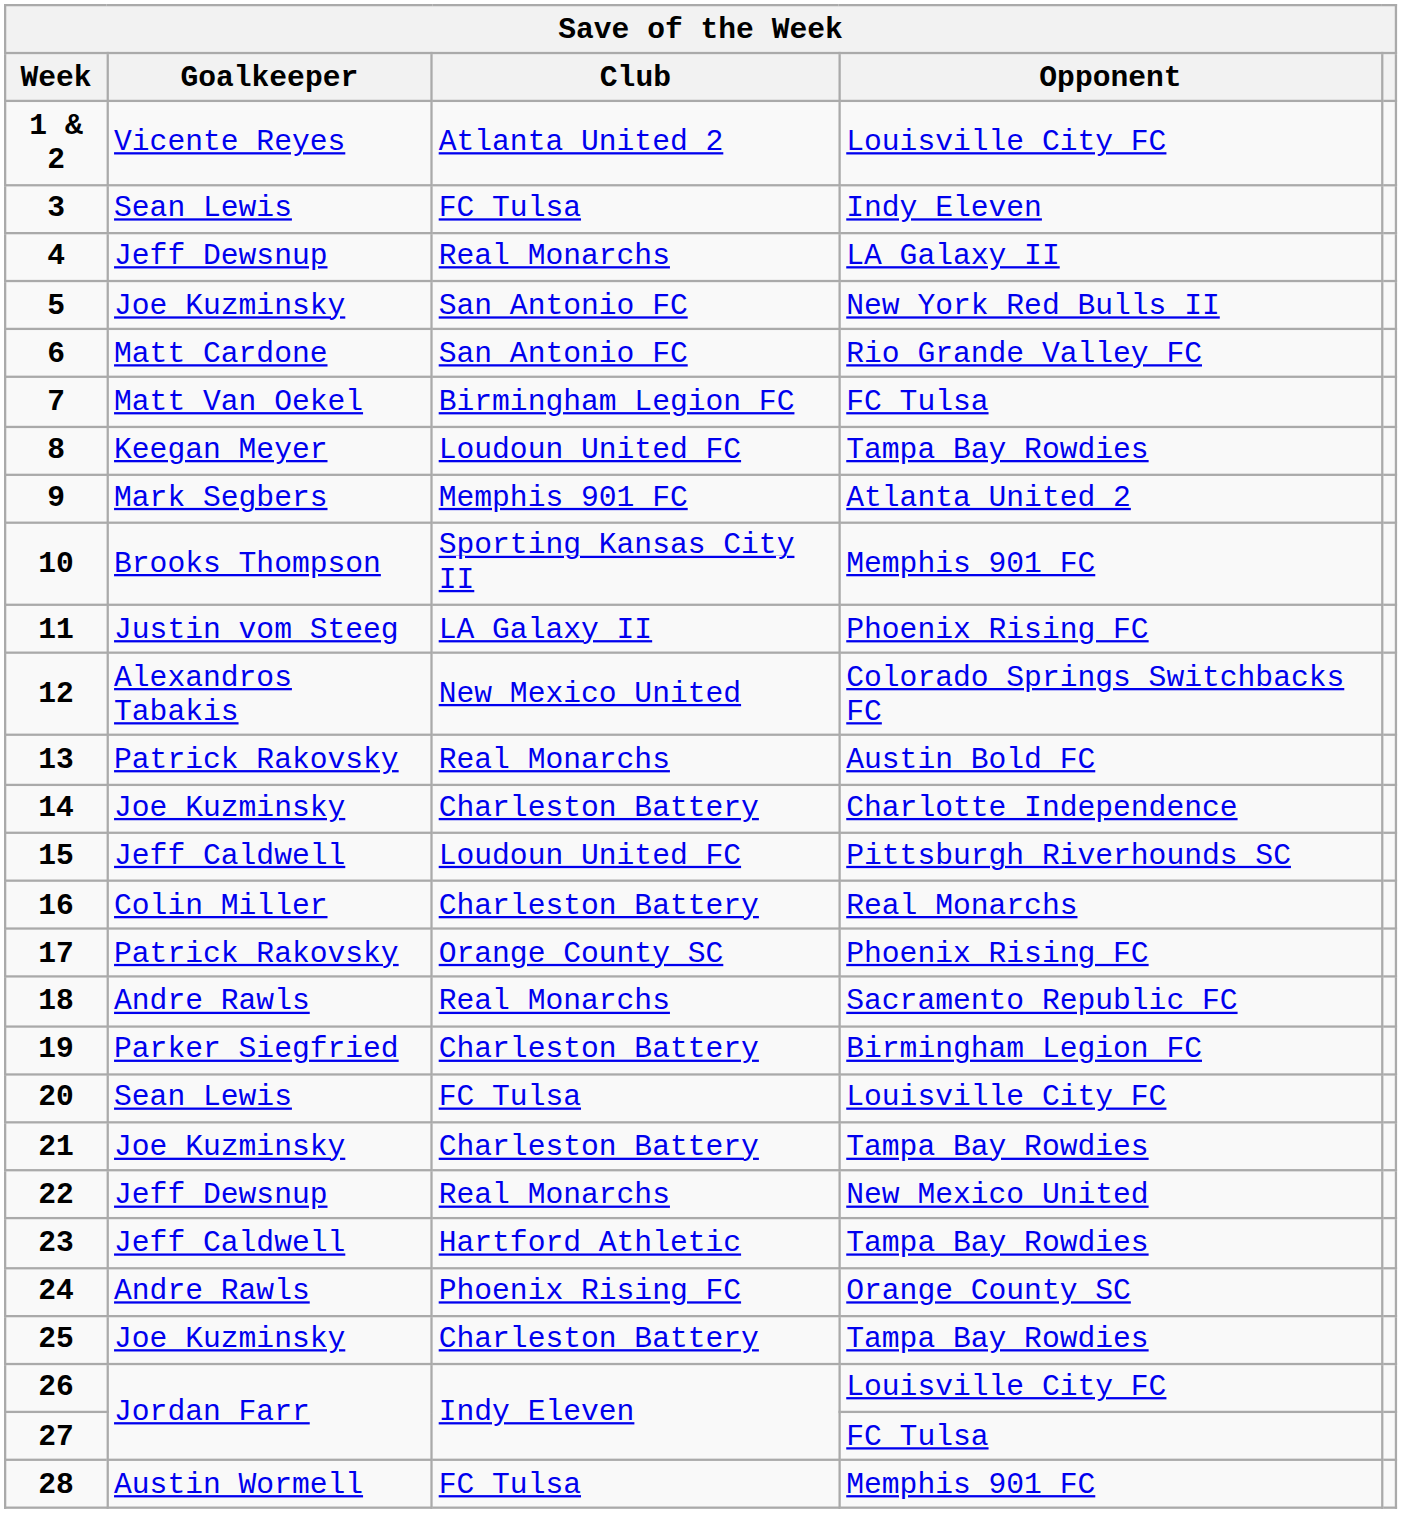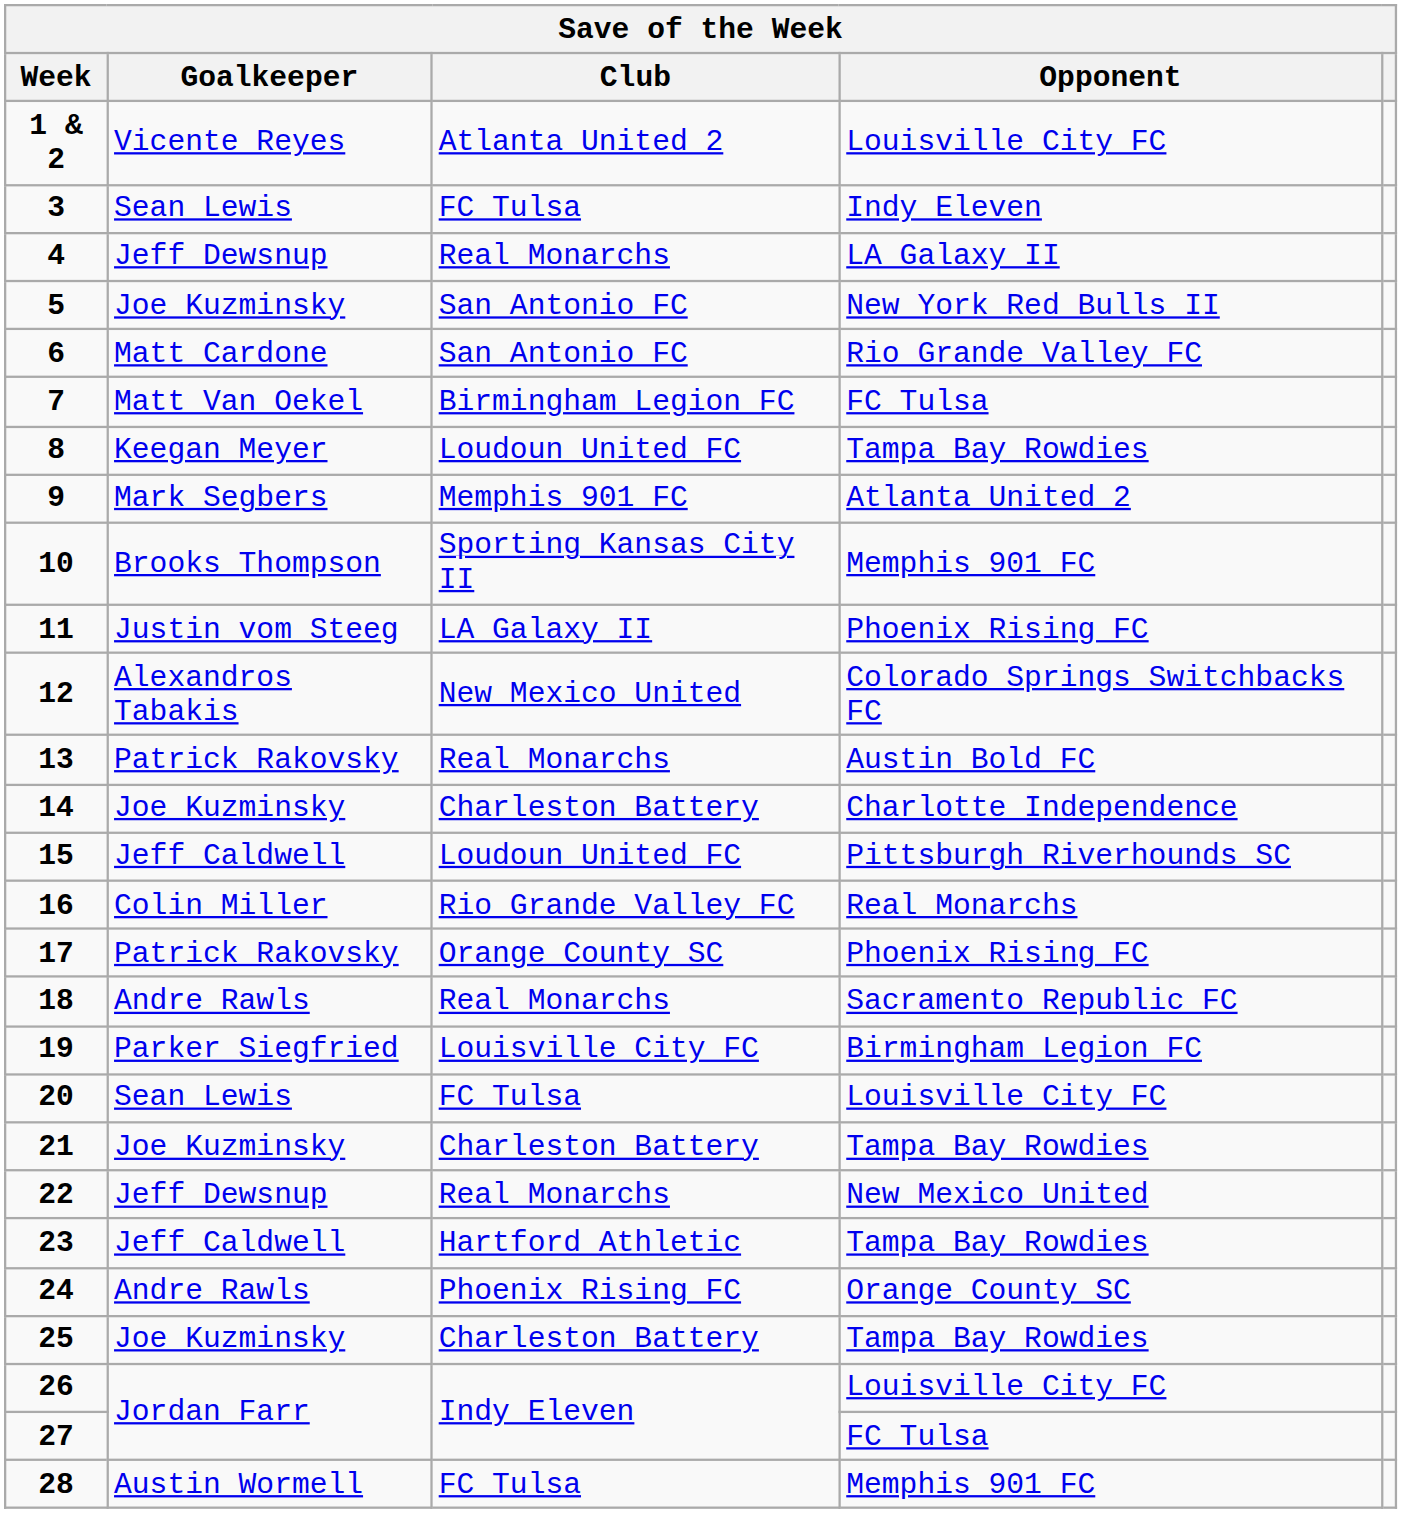(599, 905) Charleston Battery -> (617, 905) Rio Grande Valley FC
(599, 1050) Charleston Battery -> (599, 1050) Louisville City FC
